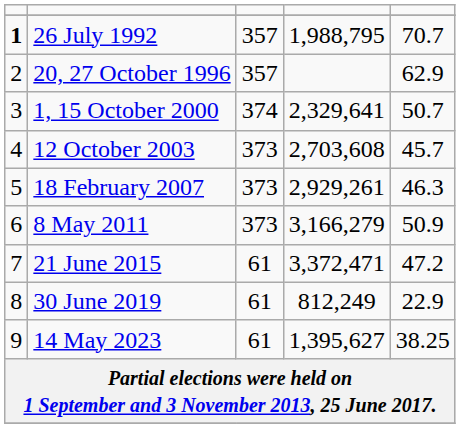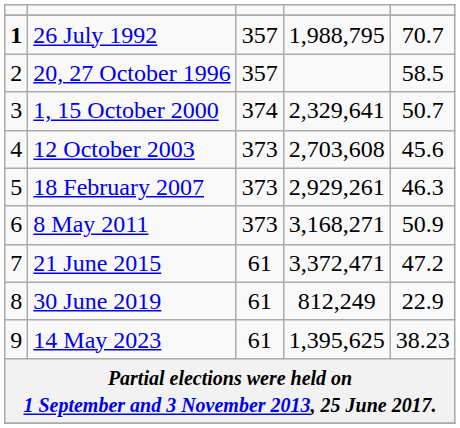(423, 72) 62.9 -> (423, 72) 58.5
(423, 148) 45.7 -> (423, 148) 45.6
(337, 224) 3,166,279 -> (337, 224) 3,168,271
(337, 339) 1,395,627 -> (337, 339) 1,395,625
(423, 339) 38.25 -> (423, 339) 38.23
